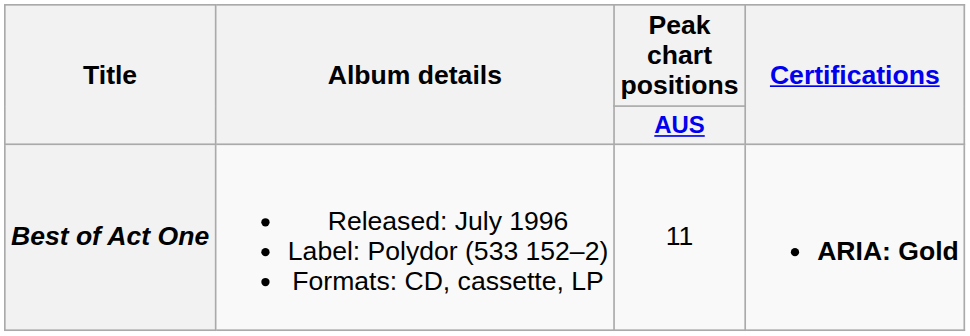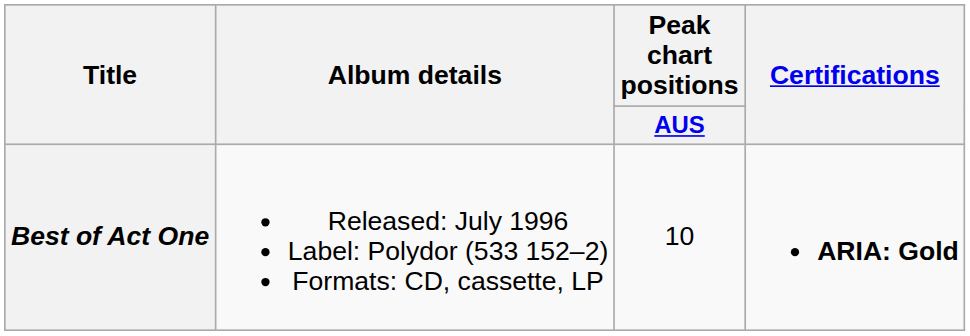(680, 236) 11 -> (680, 236) 10
